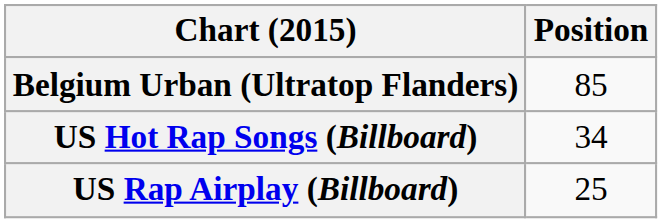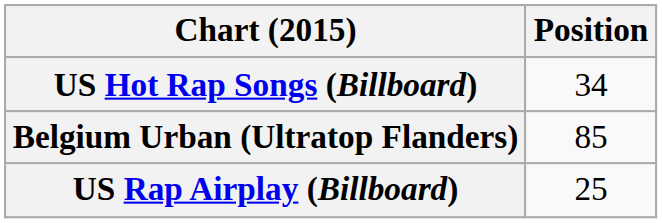rows swapped: (266, 83) <-> (266, 136)
